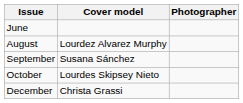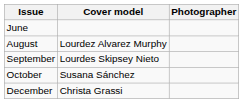(97, 59) Susana Sánchez -> (109, 59) Lourdes Skipsey Nieto
(109, 75) Lourdes Skipsey Nieto -> (97, 75) Susana Sánchez
